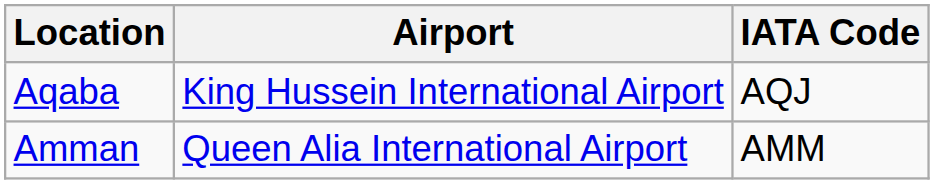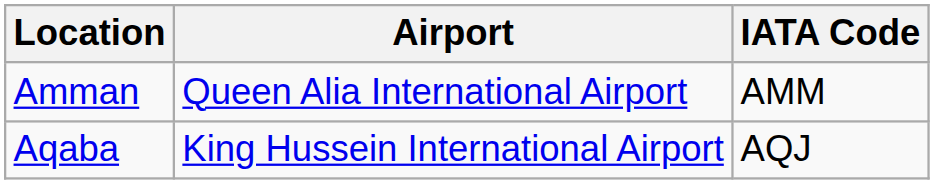rows swapped: (66, 91) <-> (76, 149)
